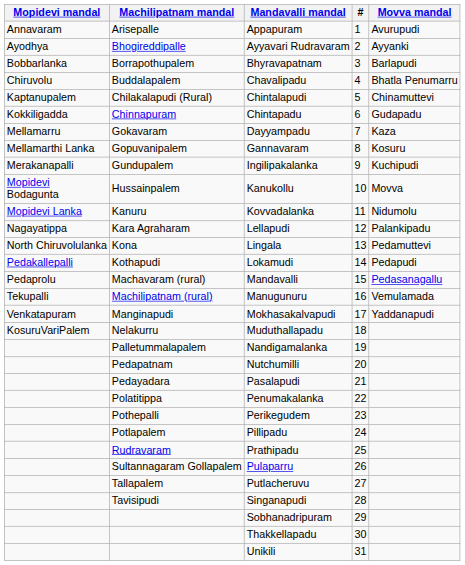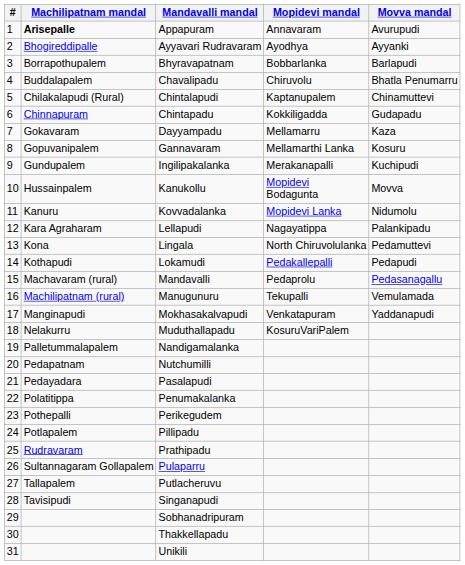columns swapped: (360, 13) <-> (57, 13)
(135, 30) normal -> (49, 30) bold
